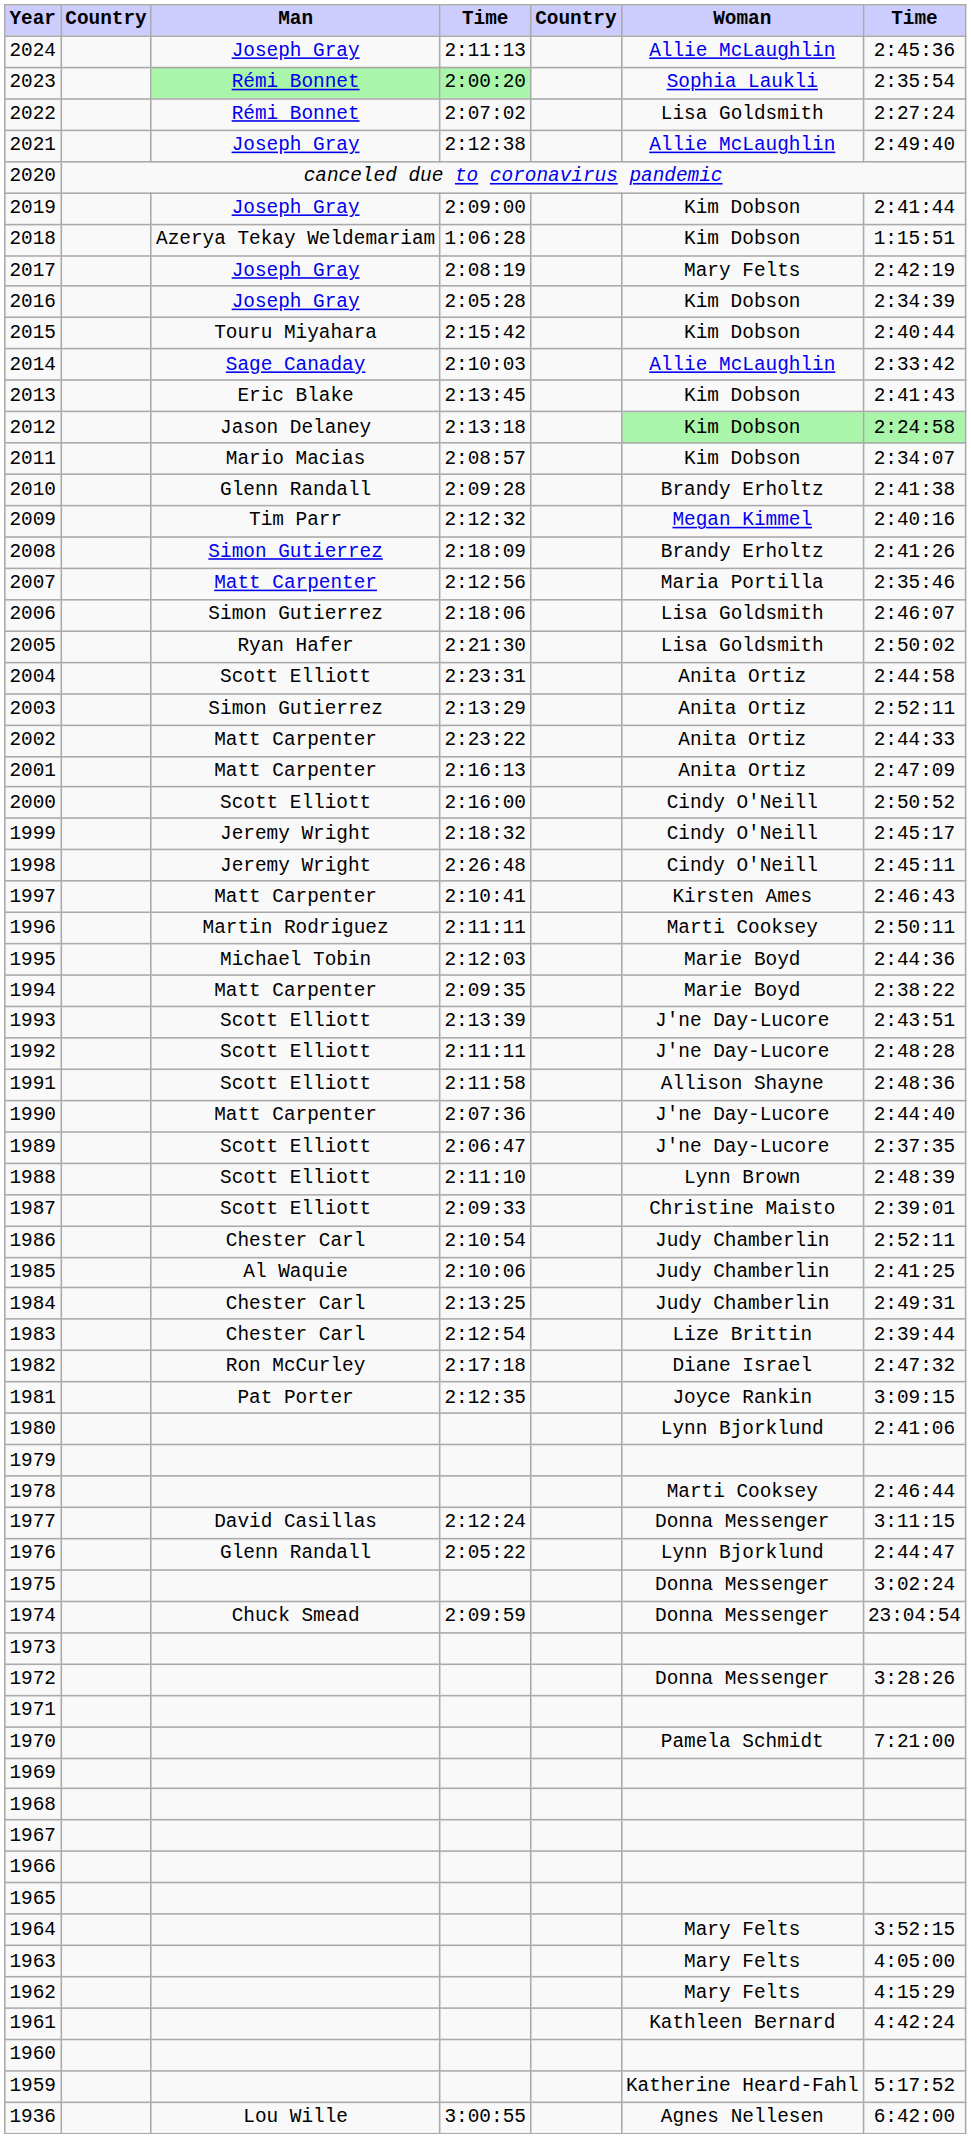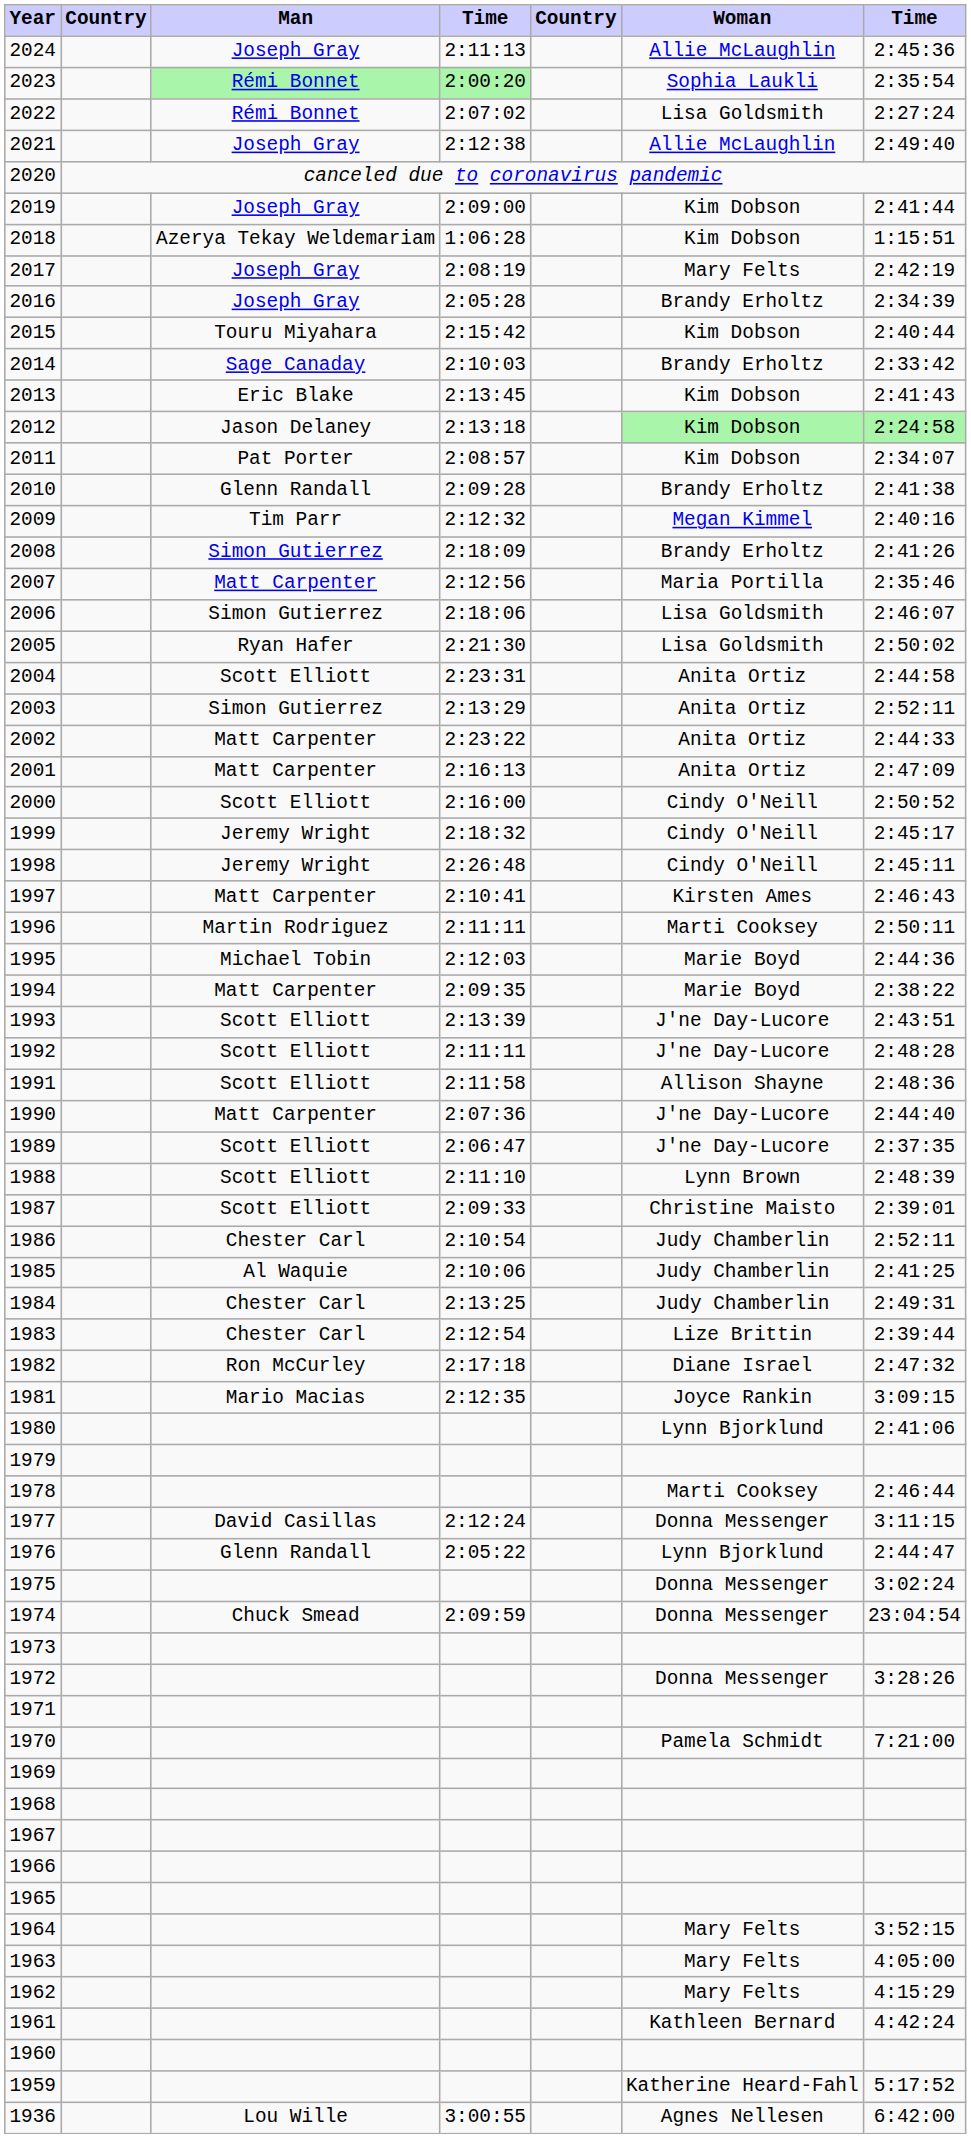(742, 302) Kim Dobson -> (742, 302) Brandy Erholtz
(742, 365) Allie McLaughlin -> (742, 365) Brandy Erholtz
(296, 459) Mario Macias -> (296, 459) Pat Porter
(296, 1398) Pat Porter -> (296, 1398) Mario Macias
